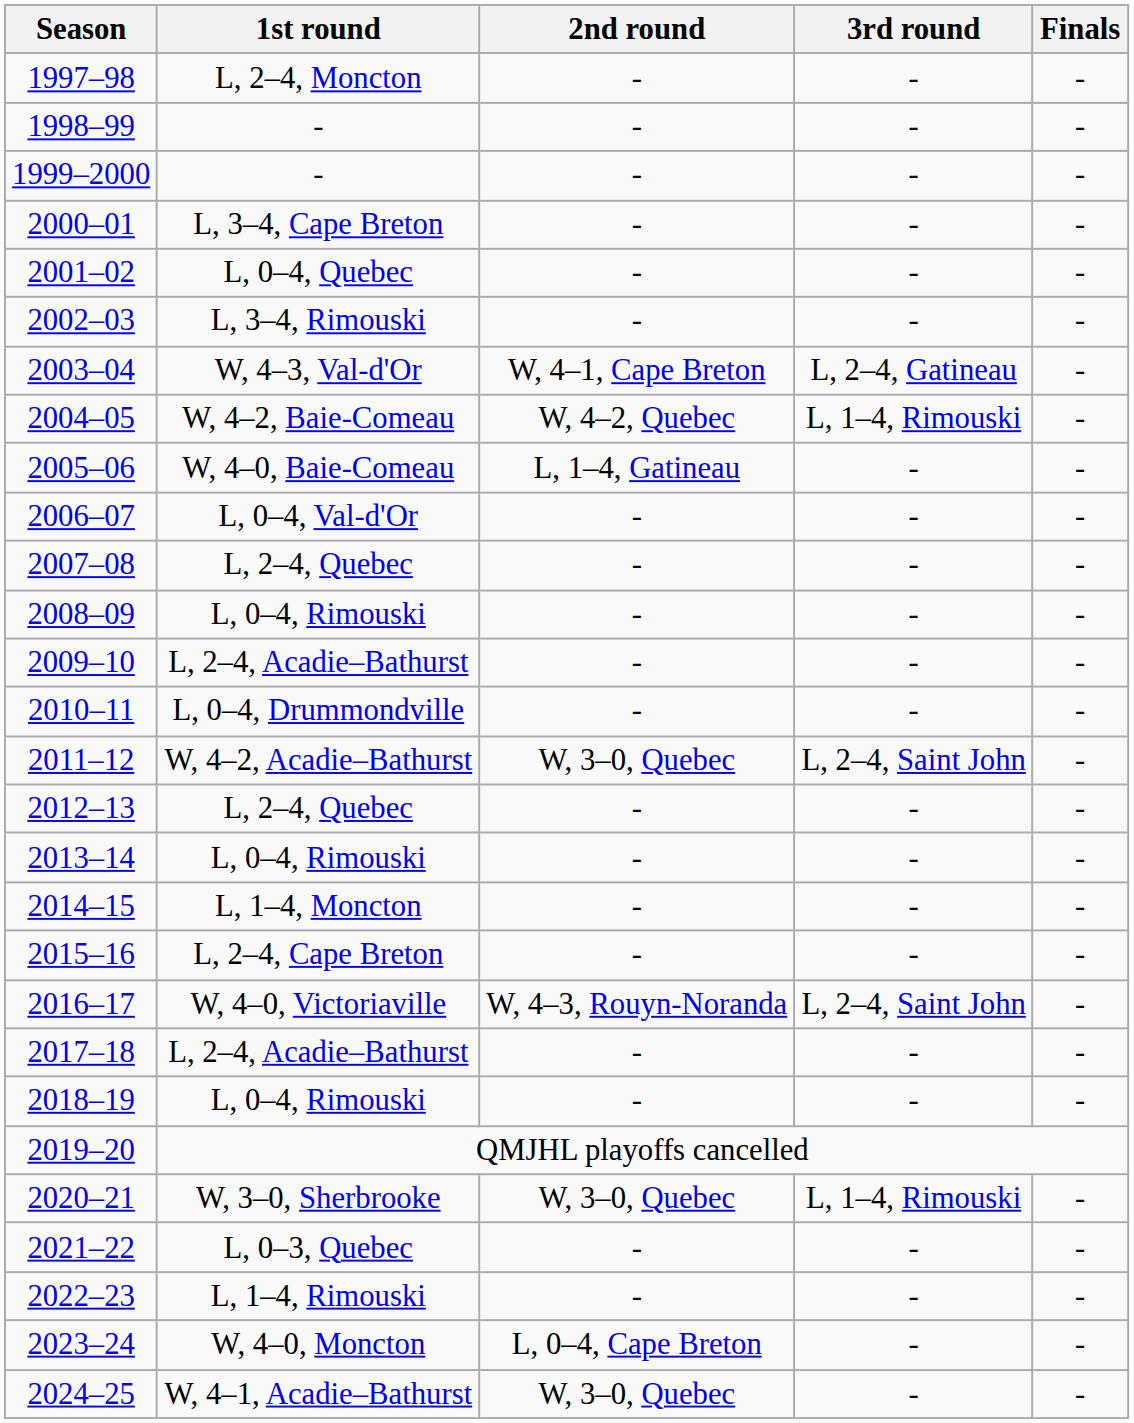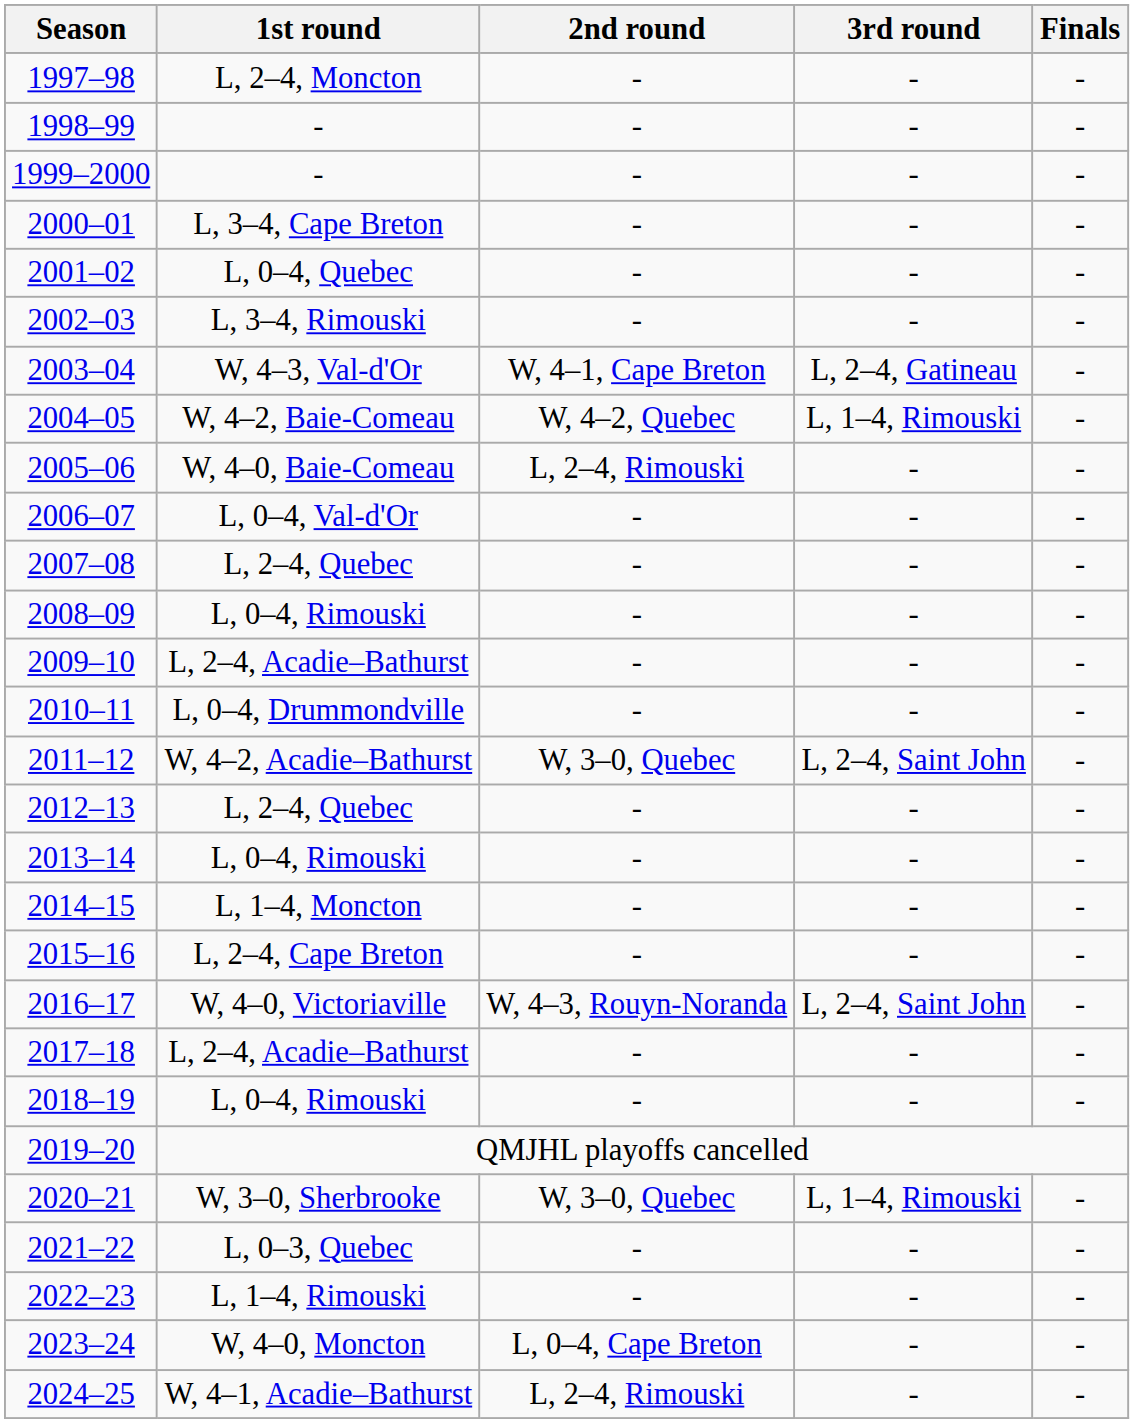(637, 467) L, 1–4, Gatineau -> (637, 467) L, 2–4, Rimouski
(637, 1393) W, 3–0, Quebec -> (637, 1393) L, 2–4, Rimouski
